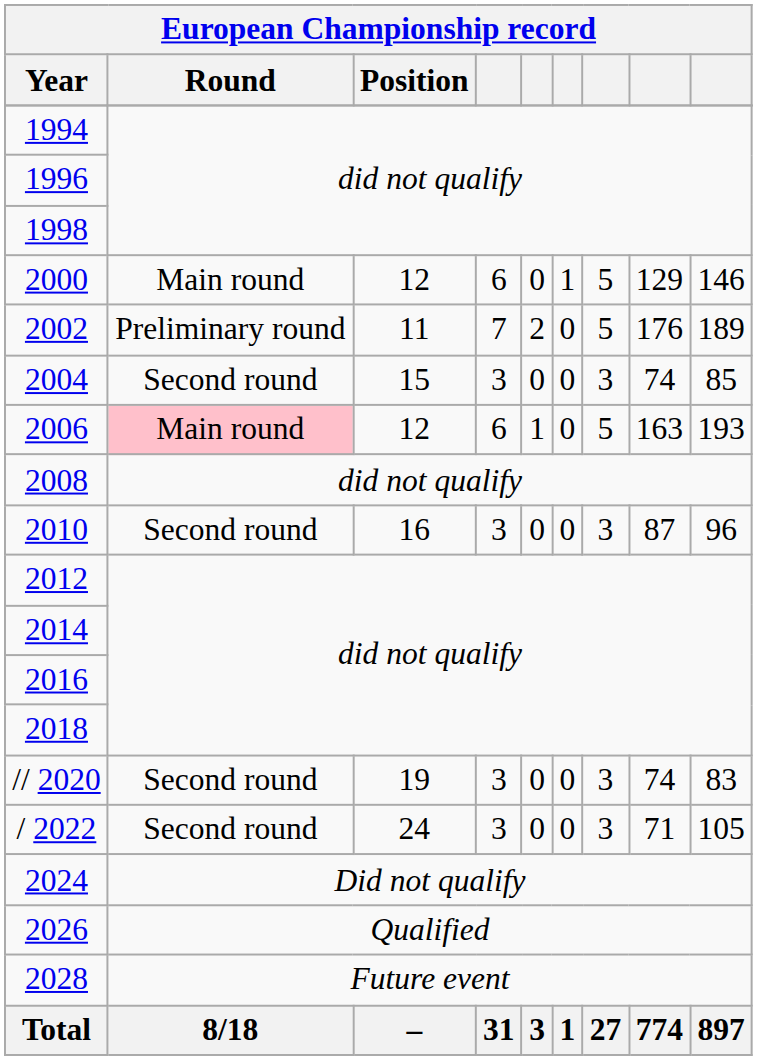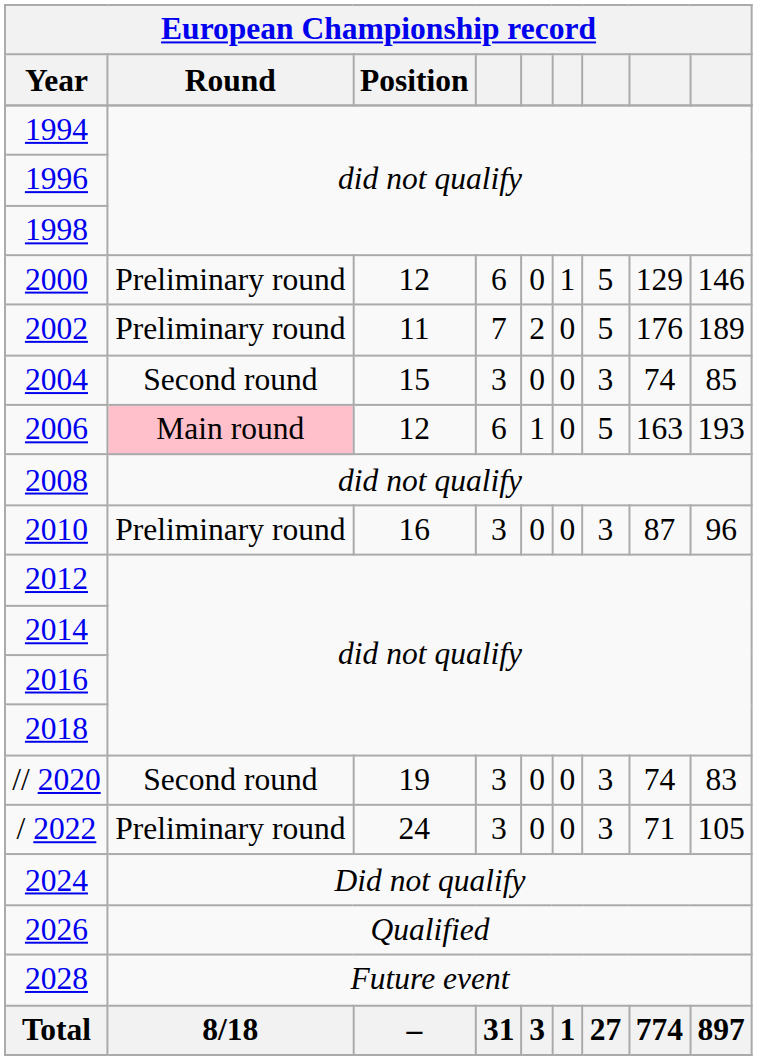(230, 279) Main round -> (230, 279) Preliminary round
(230, 529) Second round -> (230, 529) Preliminary round
(230, 829) Second round -> (230, 829) Preliminary round
